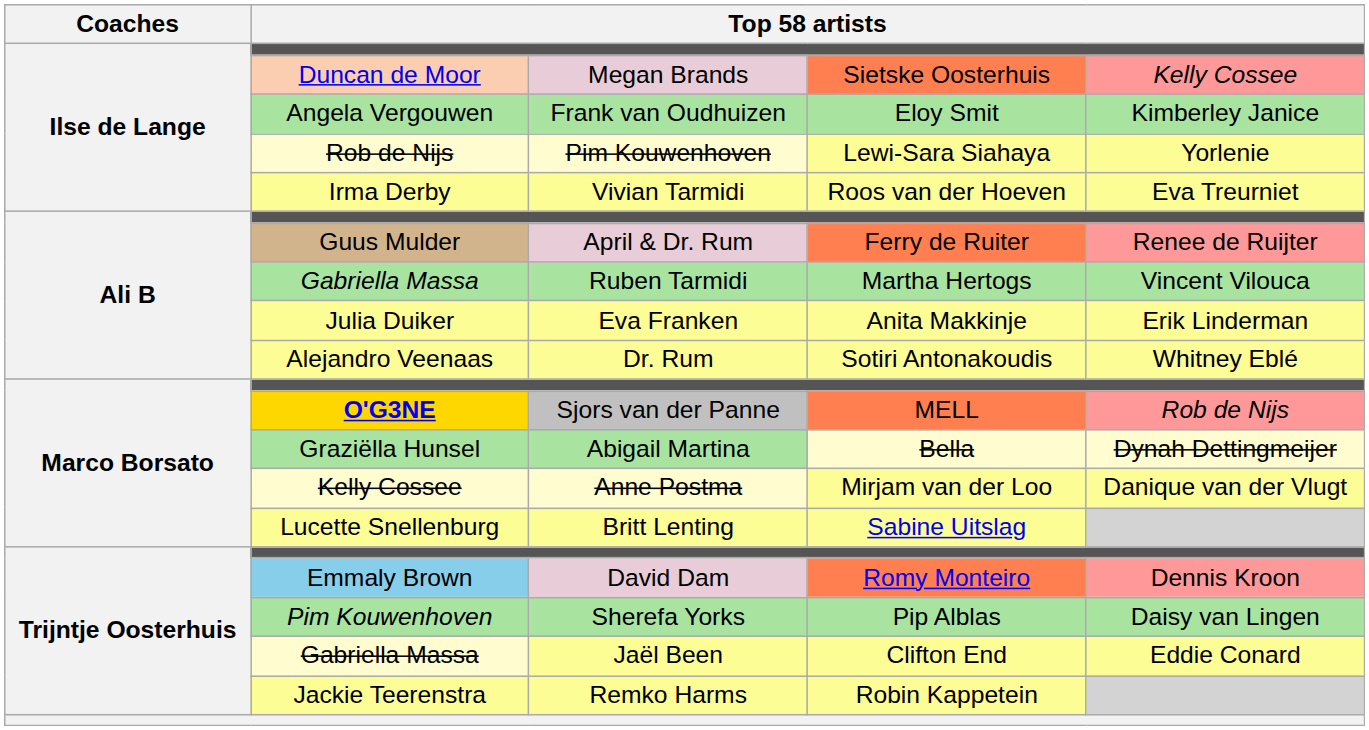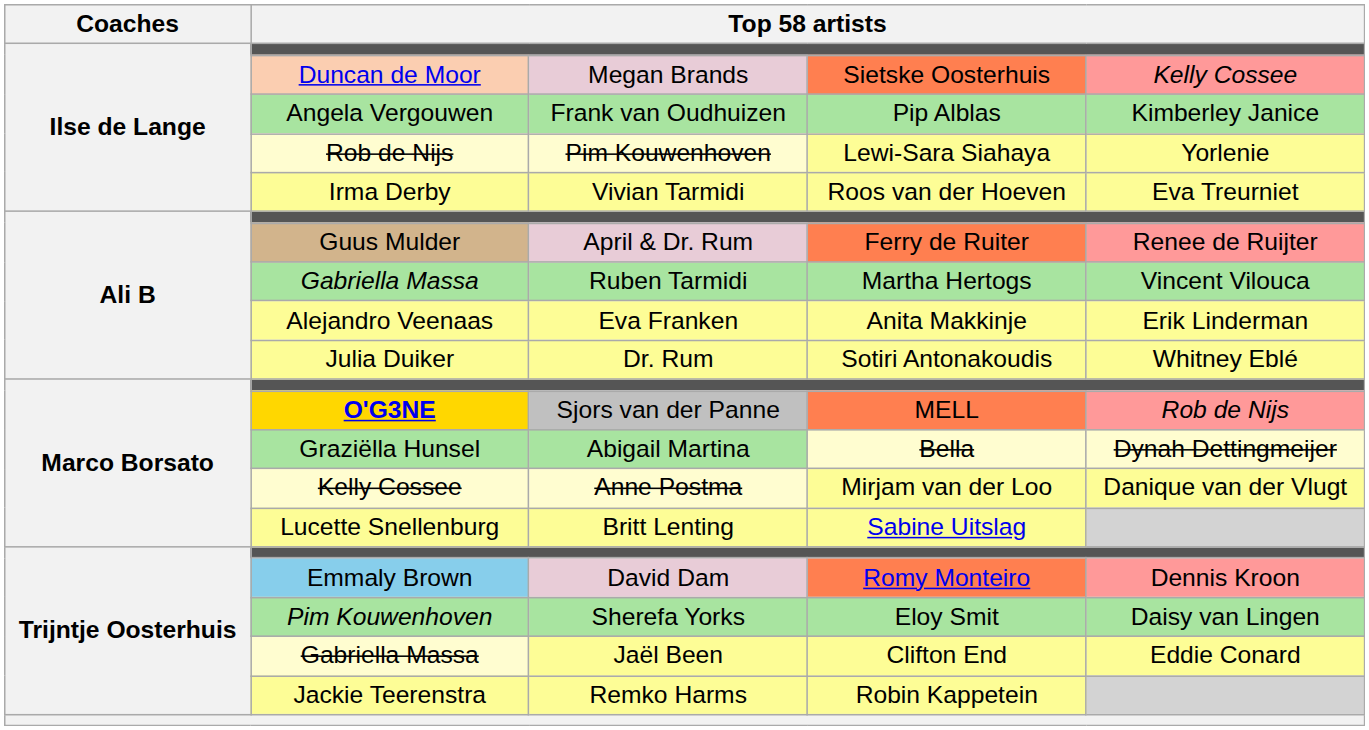(947, 113) Eloy Smit -> (947, 113) Pip Alblas
(390, 320) Julia Duiker -> (390, 320) Alejandro Veenaas
(390, 359) Alejandro Veenaas -> (390, 359) Julia Duiker
(947, 616) Pip Alblas -> (947, 616) Eloy Smit
